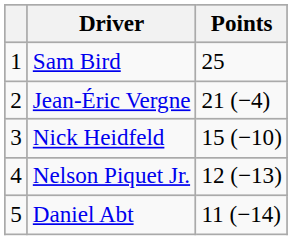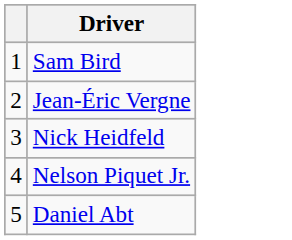- column: (242, 23)
